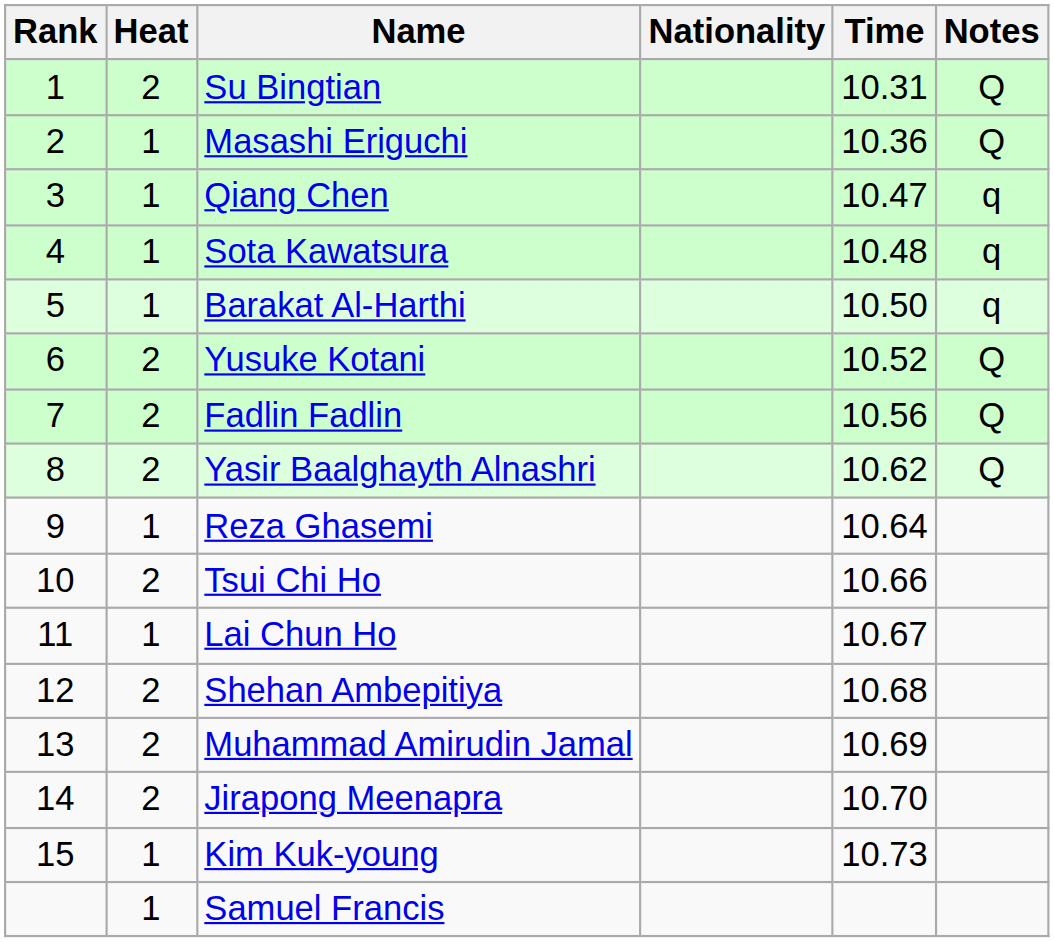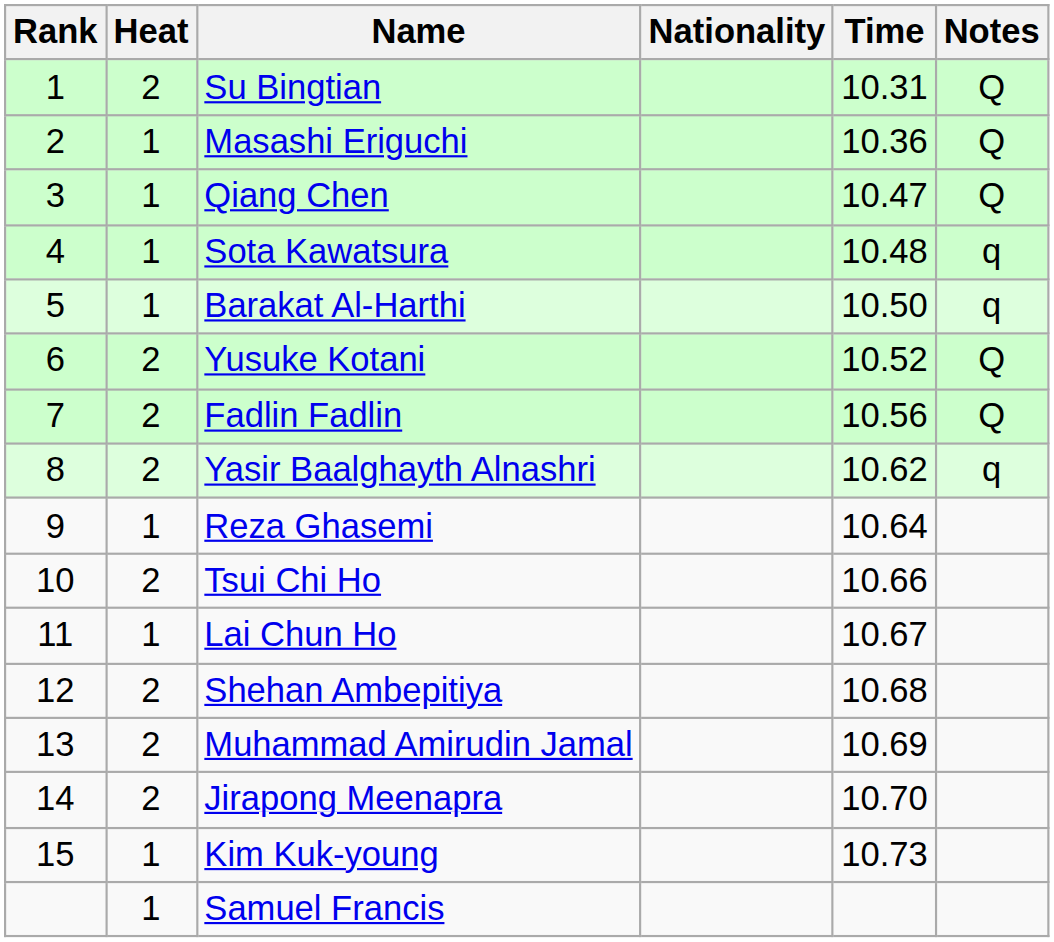(992, 196) q -> (992, 196) Q
(992, 470) Q -> (992, 470) q
